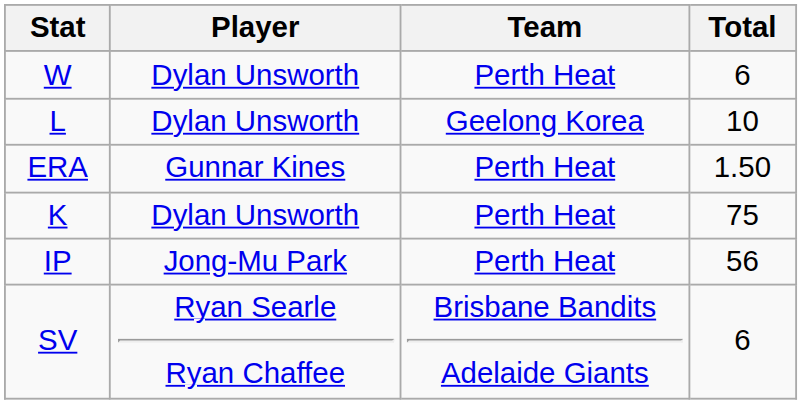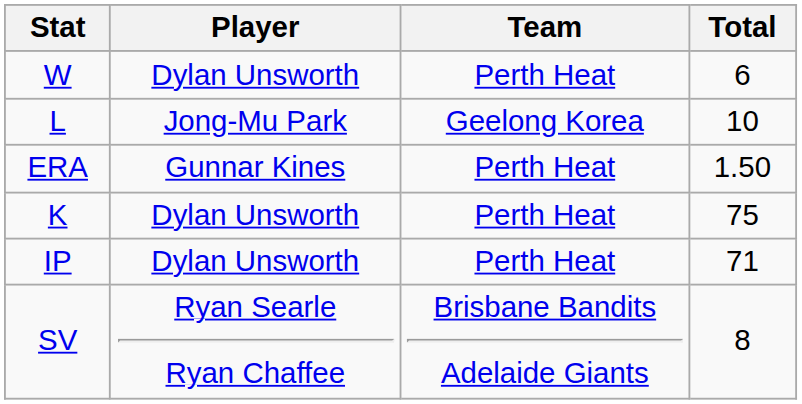(255, 121) Dylan Unsworth -> (255, 121) Jong-Mu Park
(255, 261) Jong-Mu Park -> (255, 261) Dylan Unsworth
(742, 261) 56 -> (742, 261) 71
(742, 341) 6 -> (742, 341) 8
